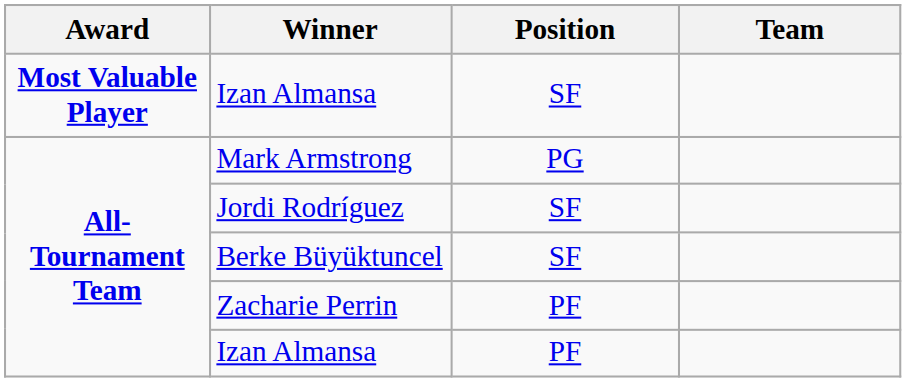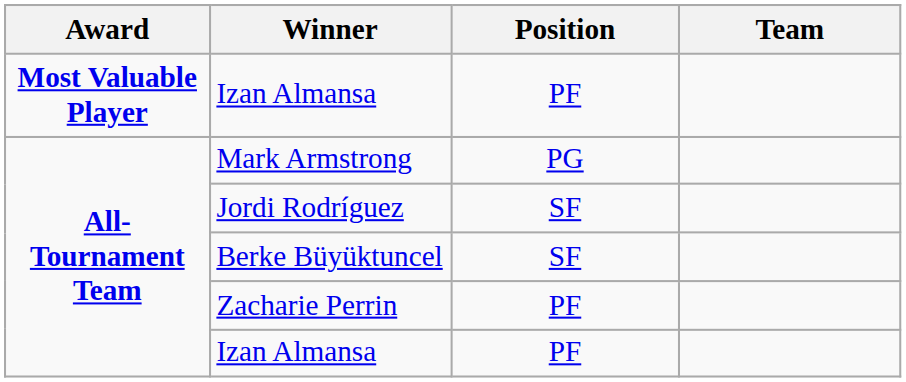(565, 94) SF -> (565, 94) PF
